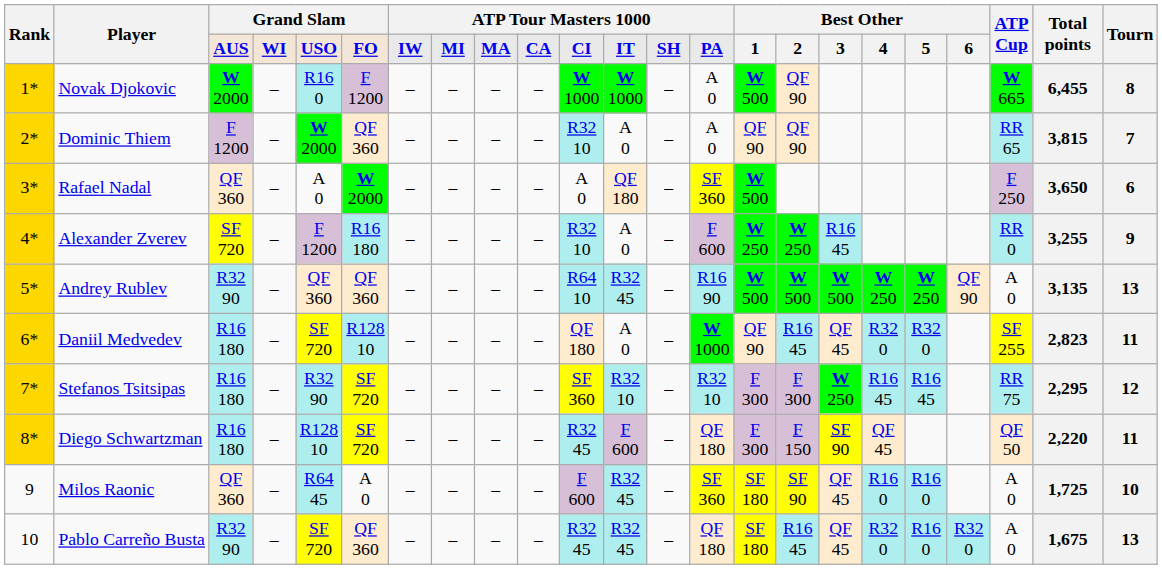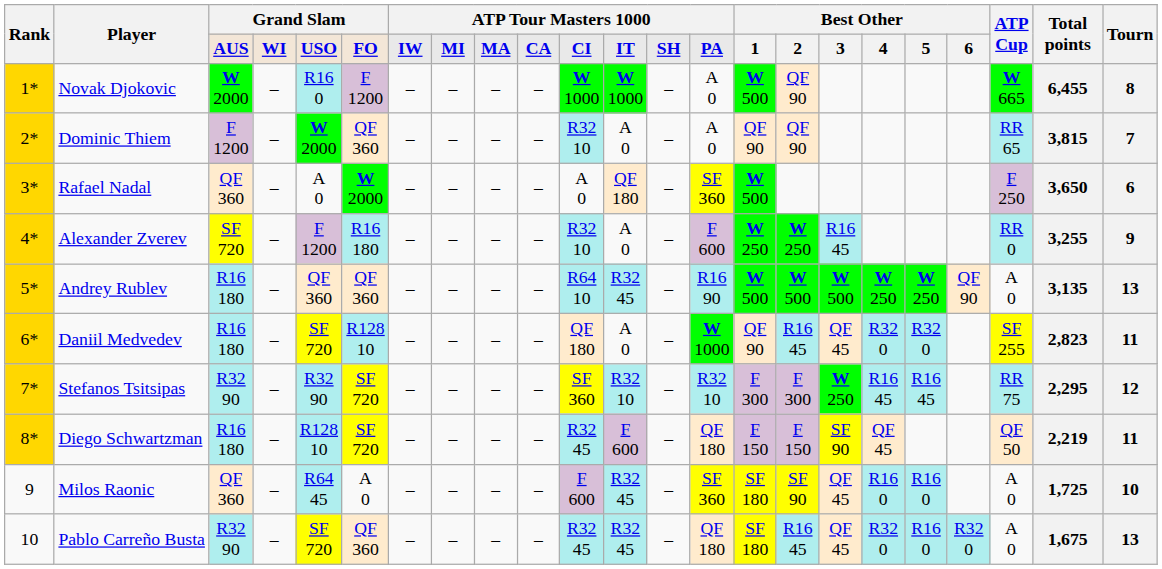(231, 288) R32 90 -> (231, 288) R16 180
(231, 389) R16 180 -> (231, 389) R32 90
(755, 439) F 300 -> (755, 439) F 150
(1068, 439) 2,220 -> (1068, 439) 2,219
